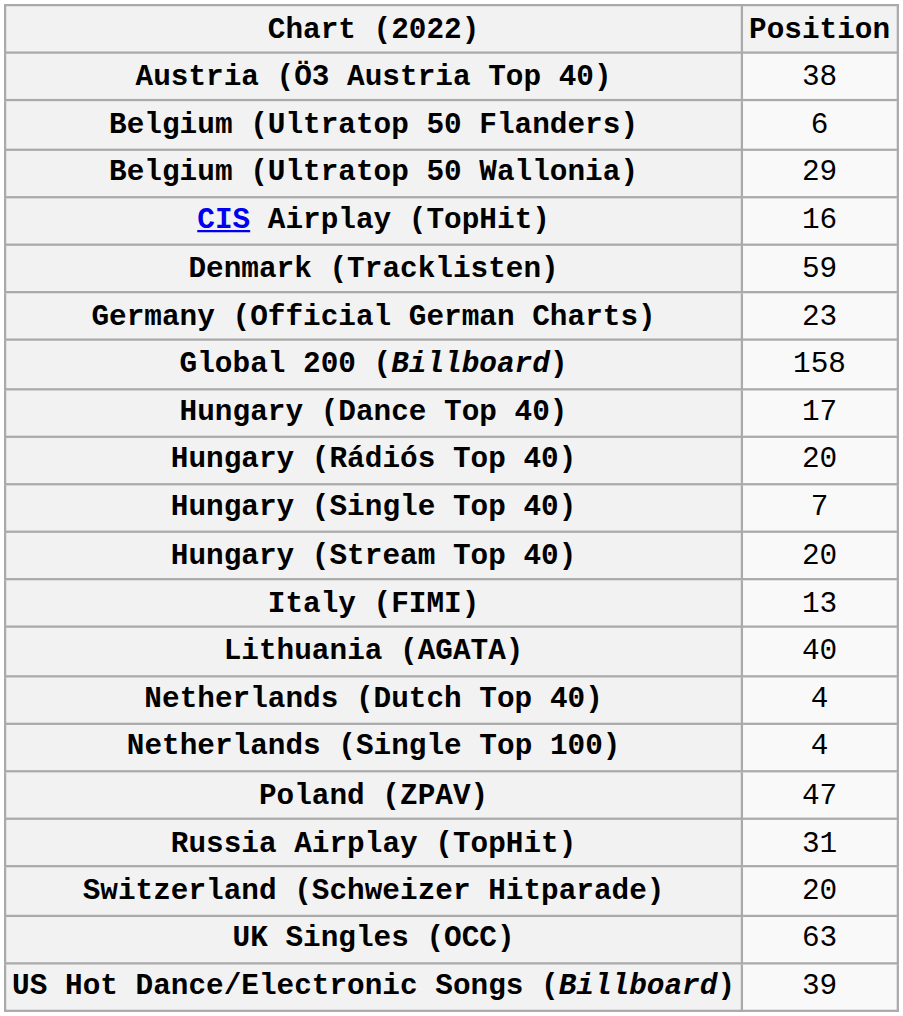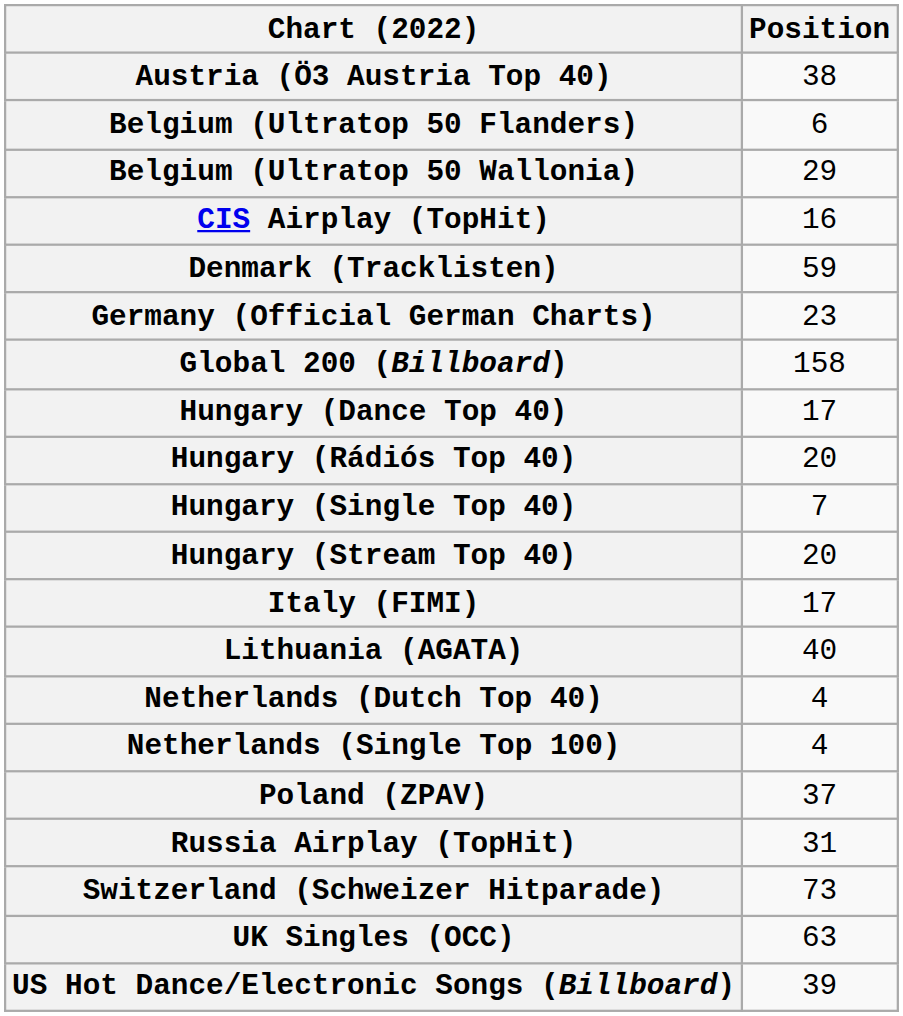(820, 604) 13 -> (820, 604) 17
(820, 795) 47 -> (820, 795) 37
(820, 891) 20 -> (820, 891) 73
